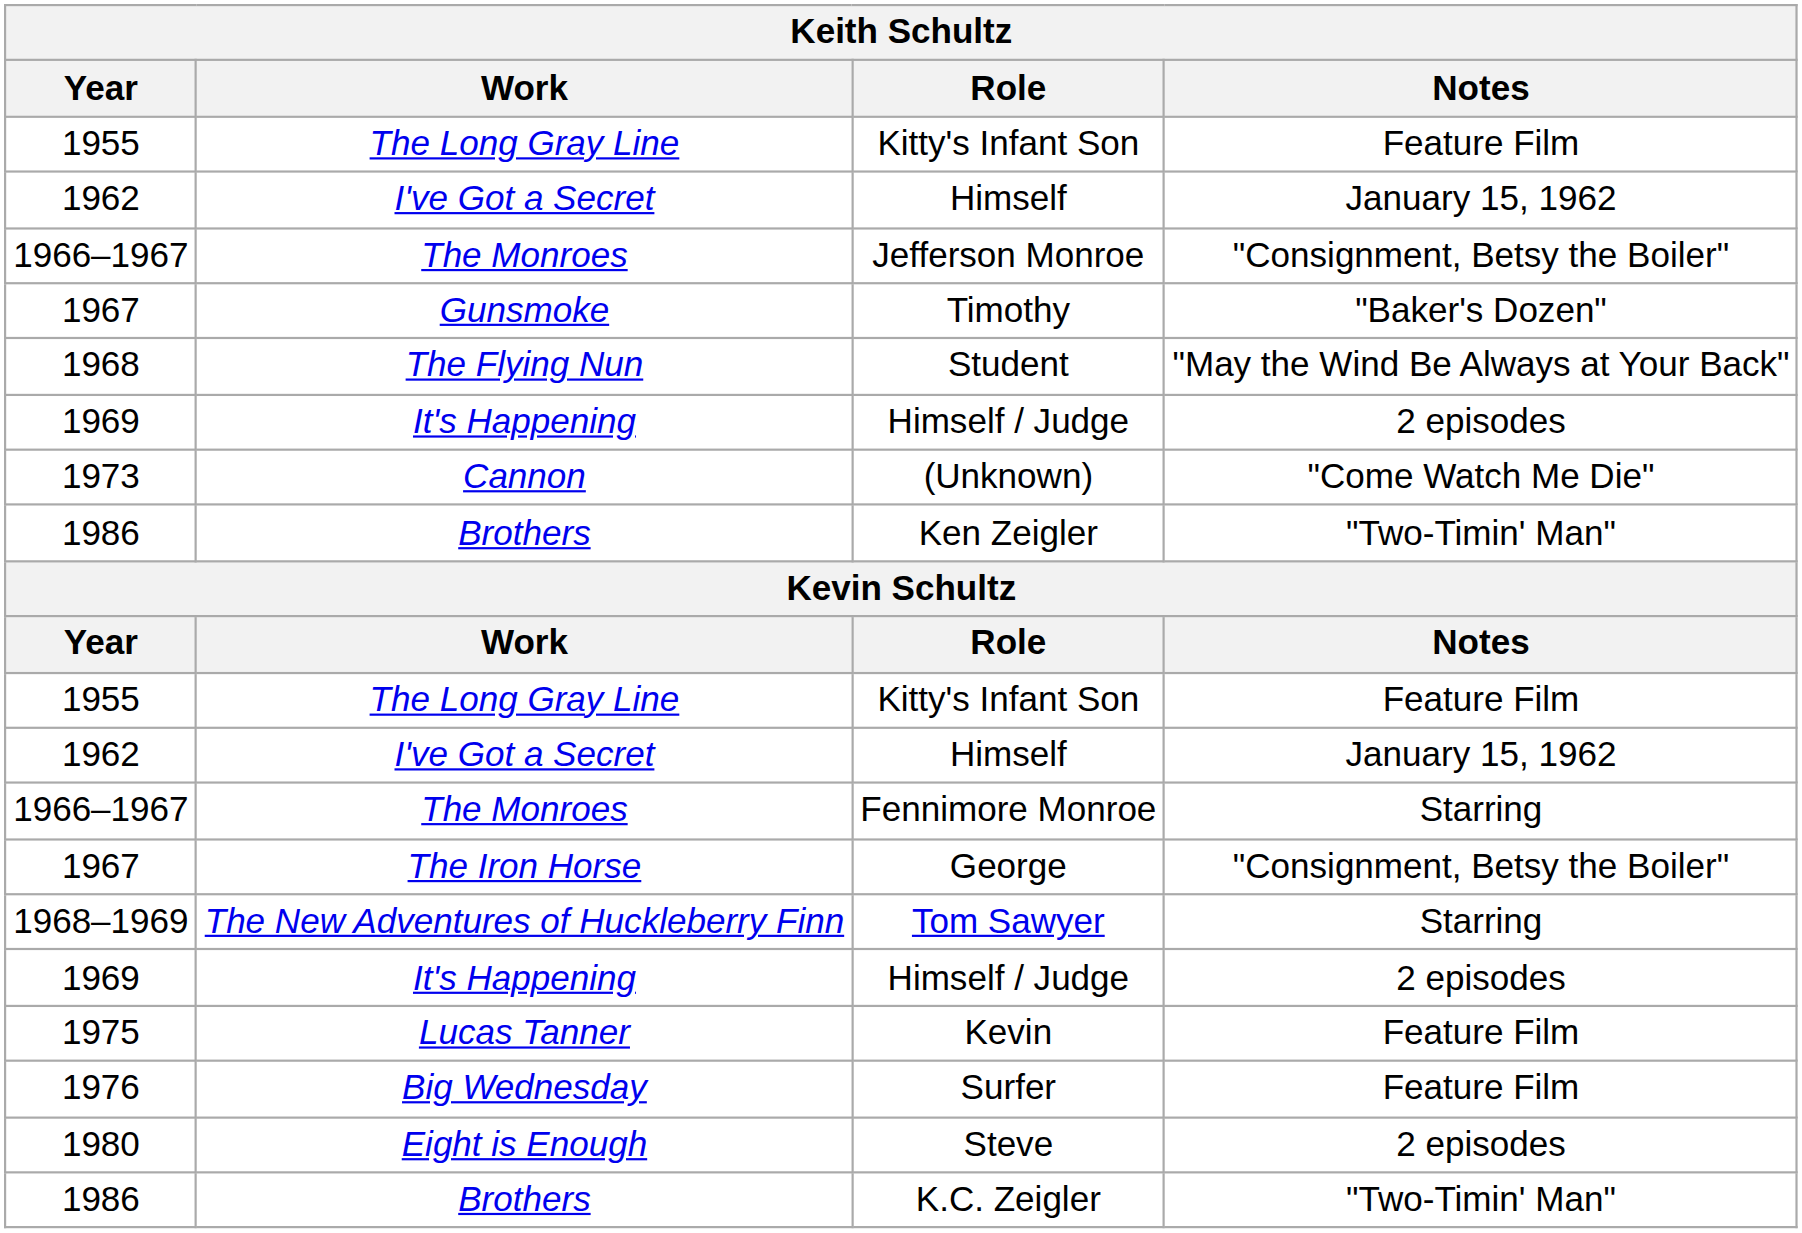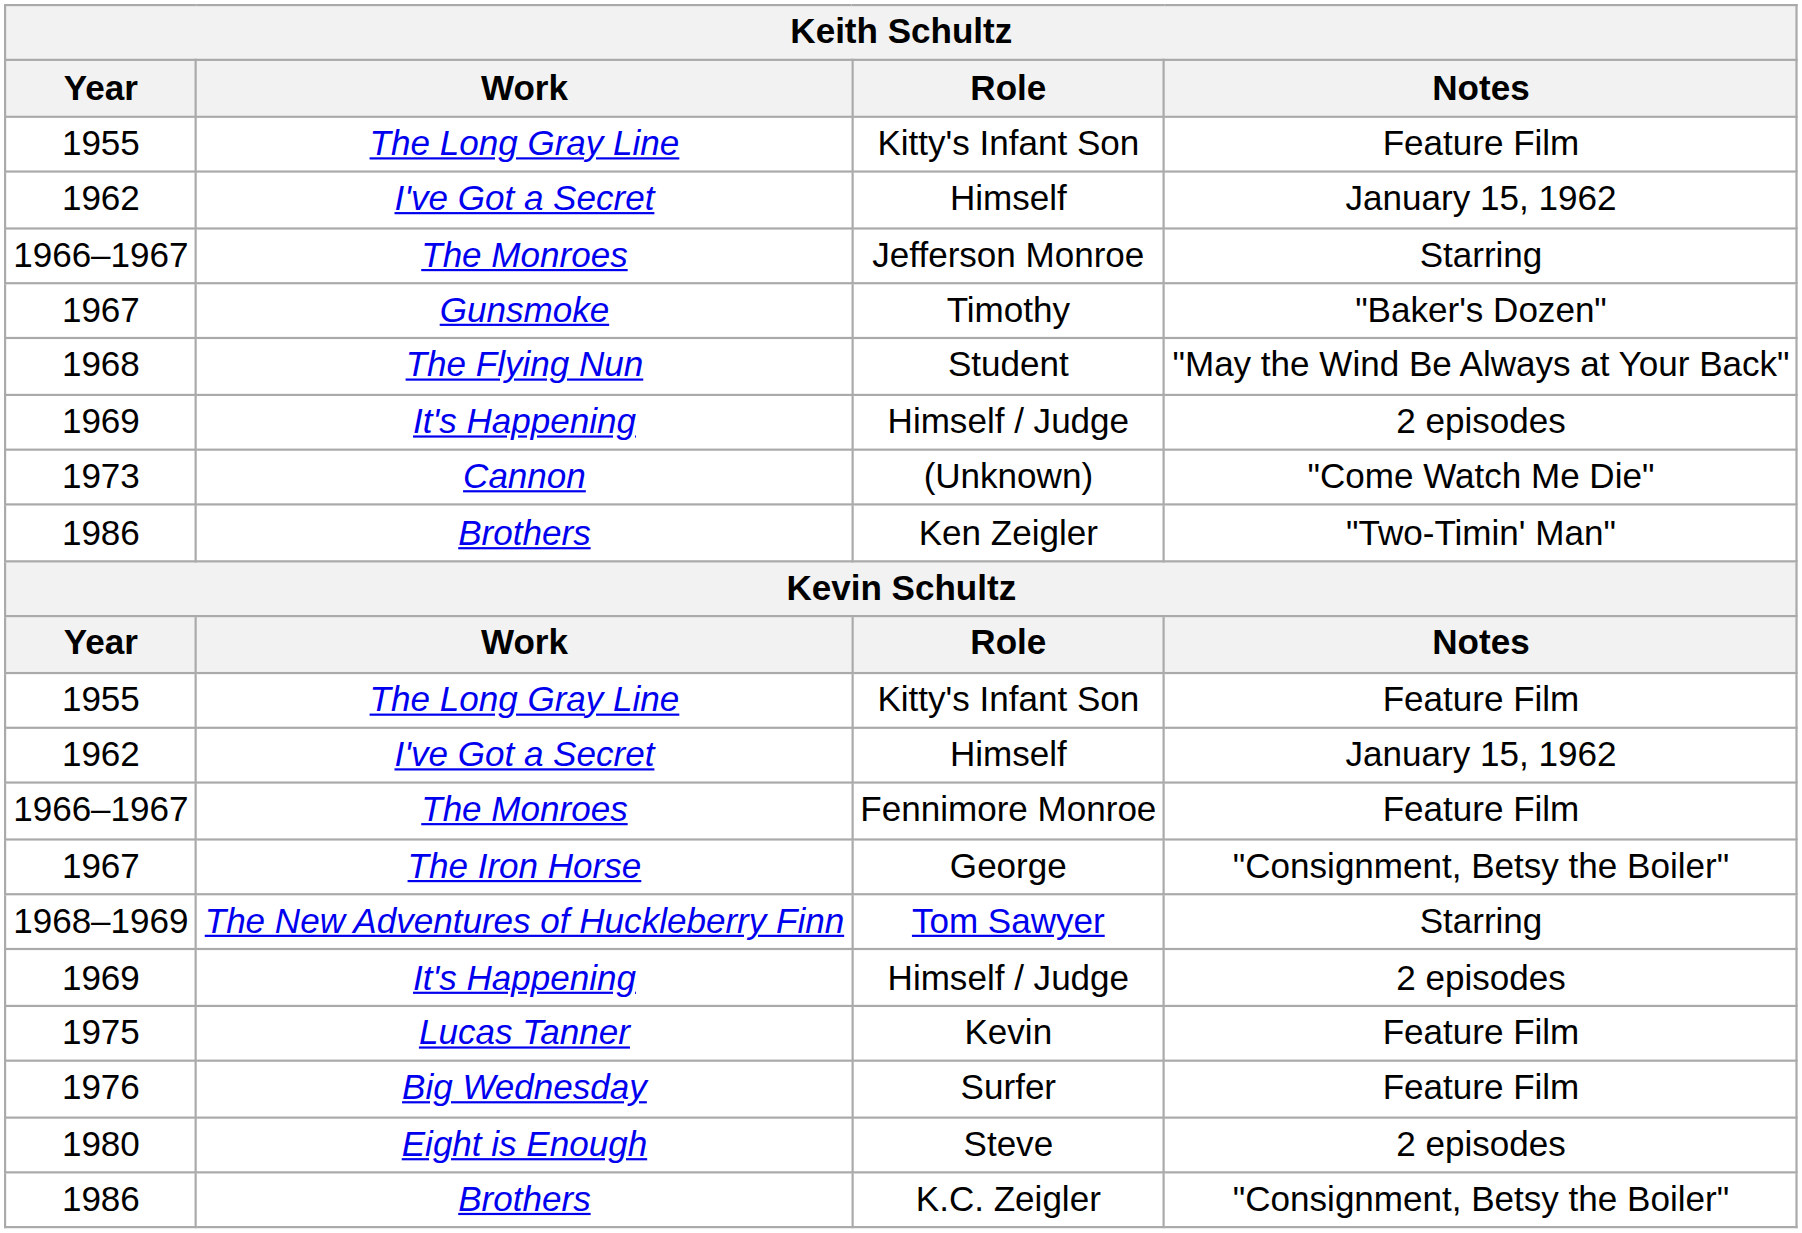(1481, 254) "Consignment, Betsy the Boiler" -> (1481, 254) Starring
(1481, 810) Starring -> (1481, 810) Feature Film
(1481, 1199) "Two-Timin' Man" -> (1481, 1199) "Consignment, Betsy the Boiler"
